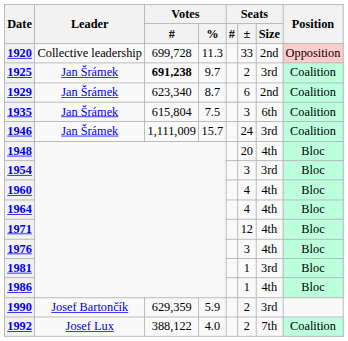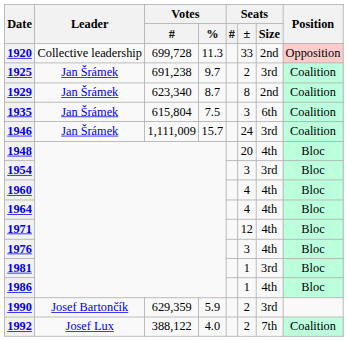(172, 72) bold -> (172, 72) normal
(247, 92) 6 -> (247, 92) 8
